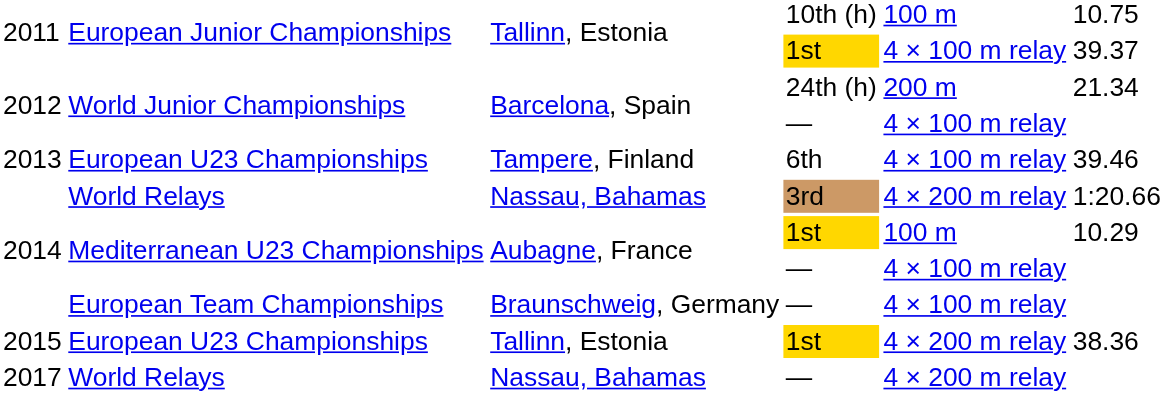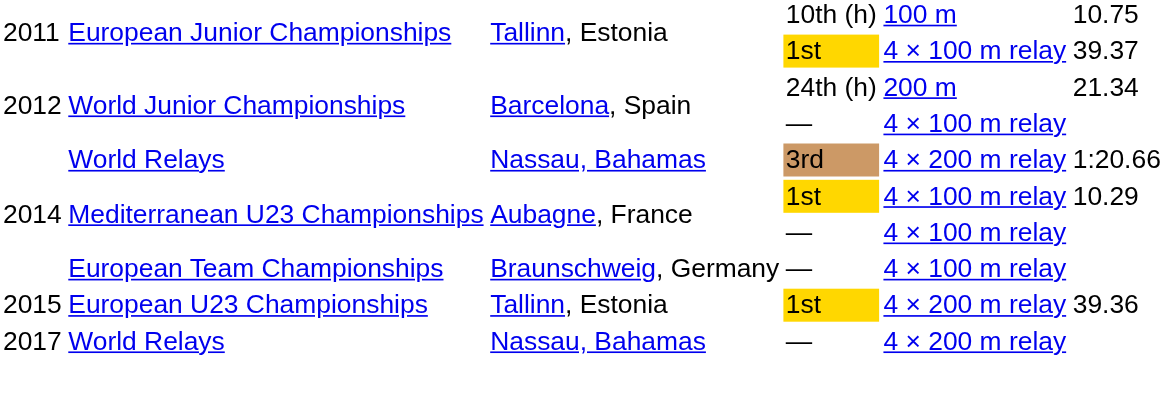- row: (32, 159)
(920, 232) 100 m -> (975, 195) 4 × 100 m relay
(1106, 341) 38.36 -> (1106, 304) 39.36
